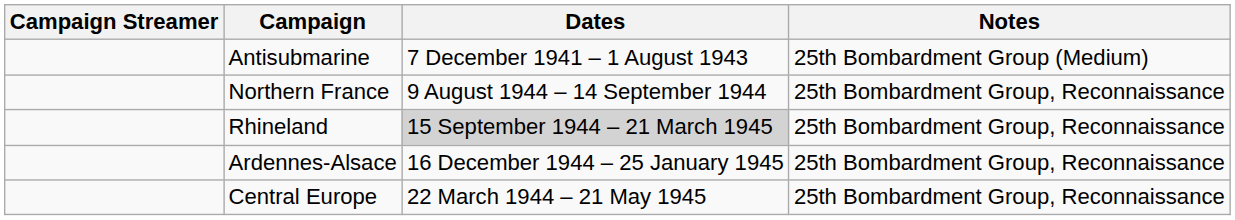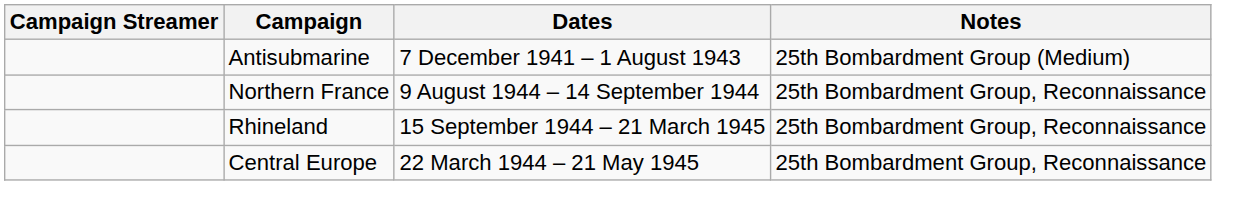(590, 127) lightgrey background -> (582, 127) no background
- row: (313, 162)
